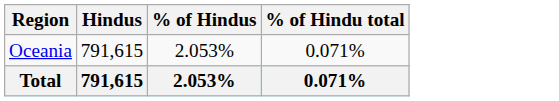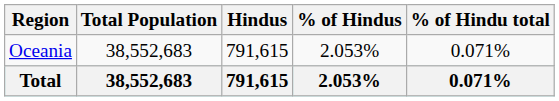+ column: (149, 19)
